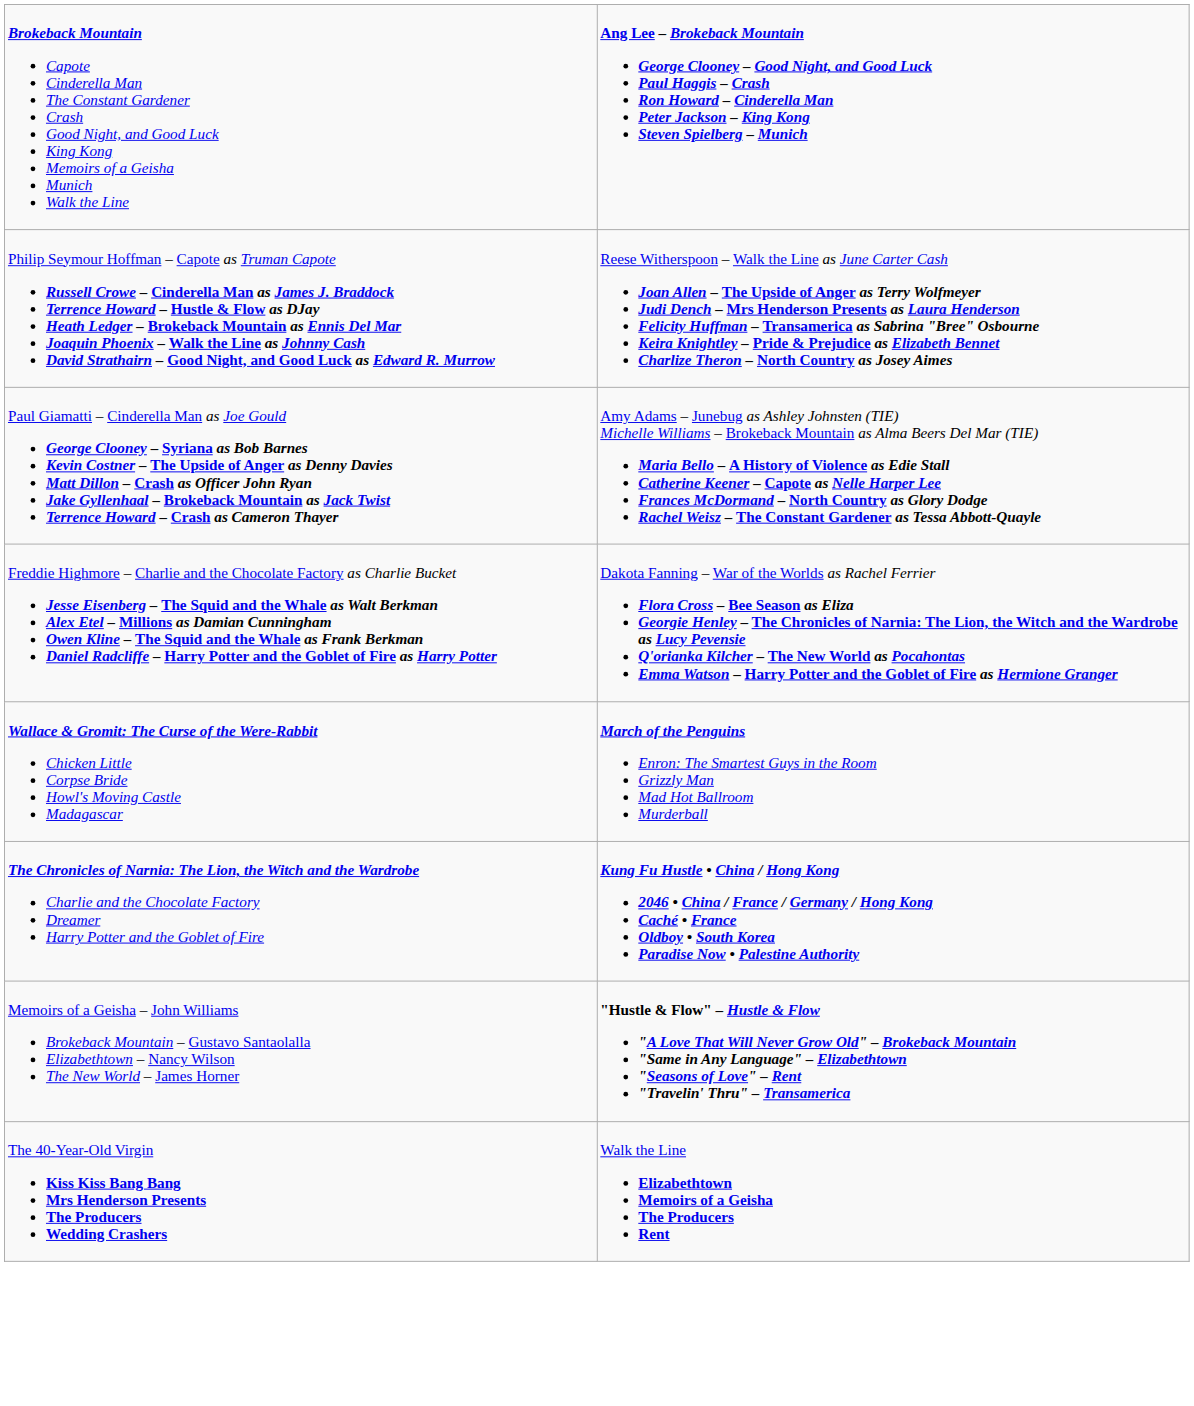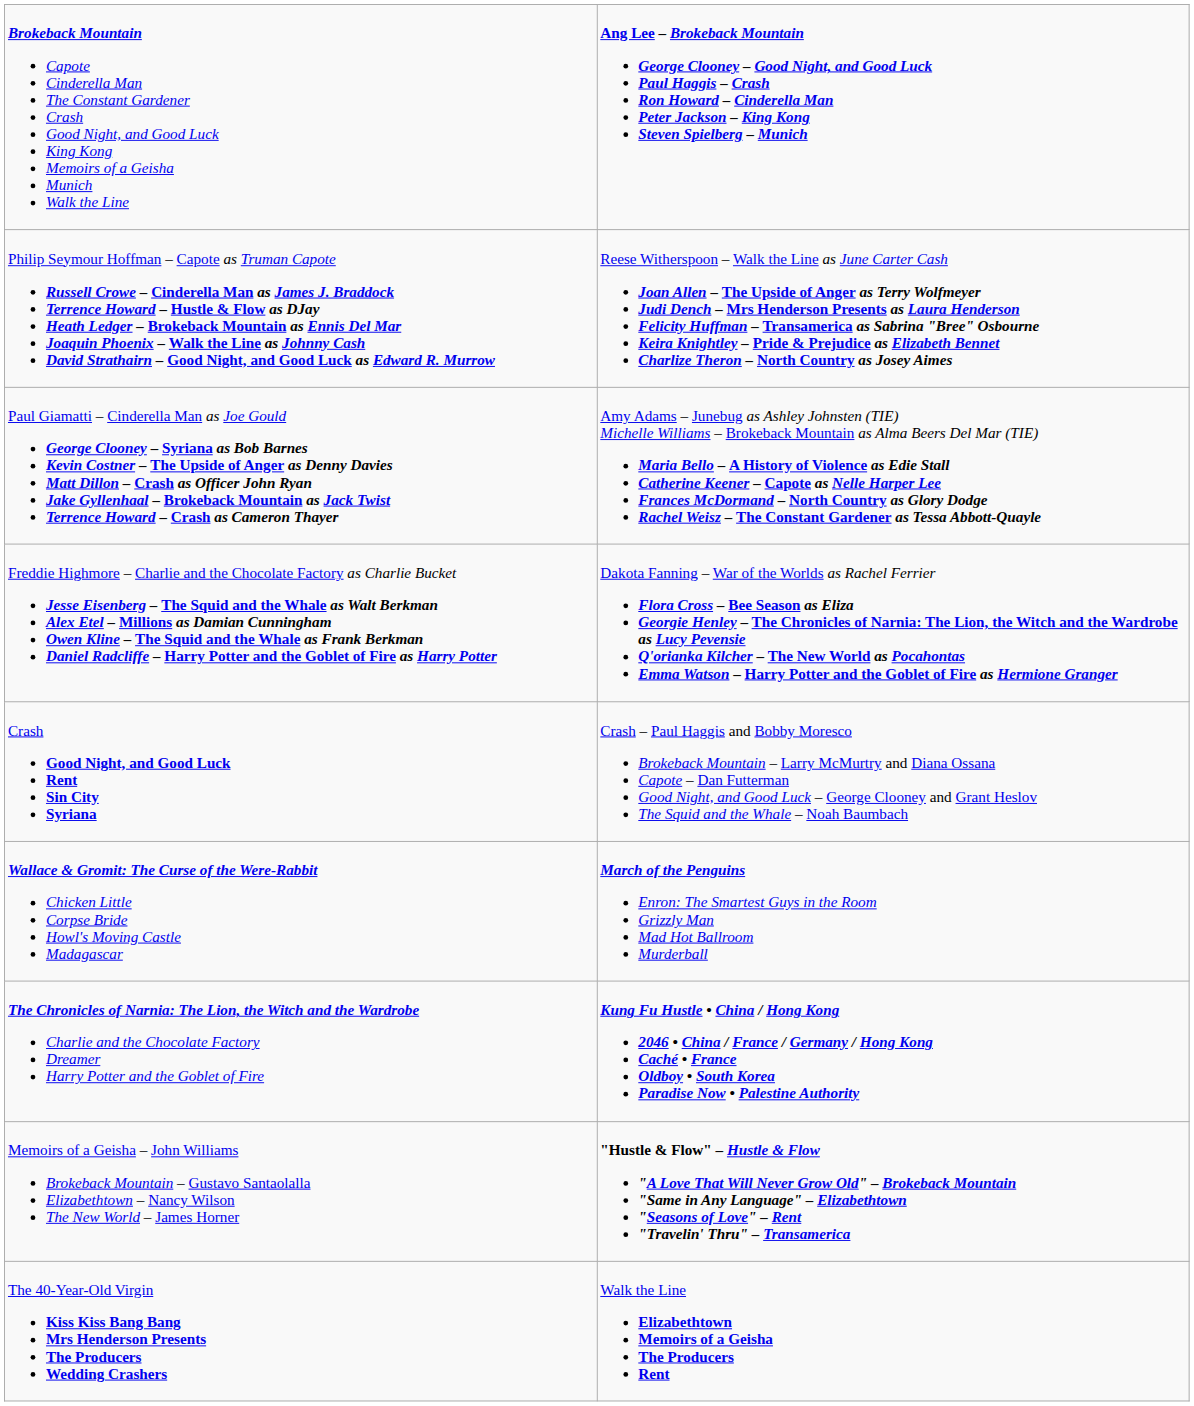+ row: (301, 772)
